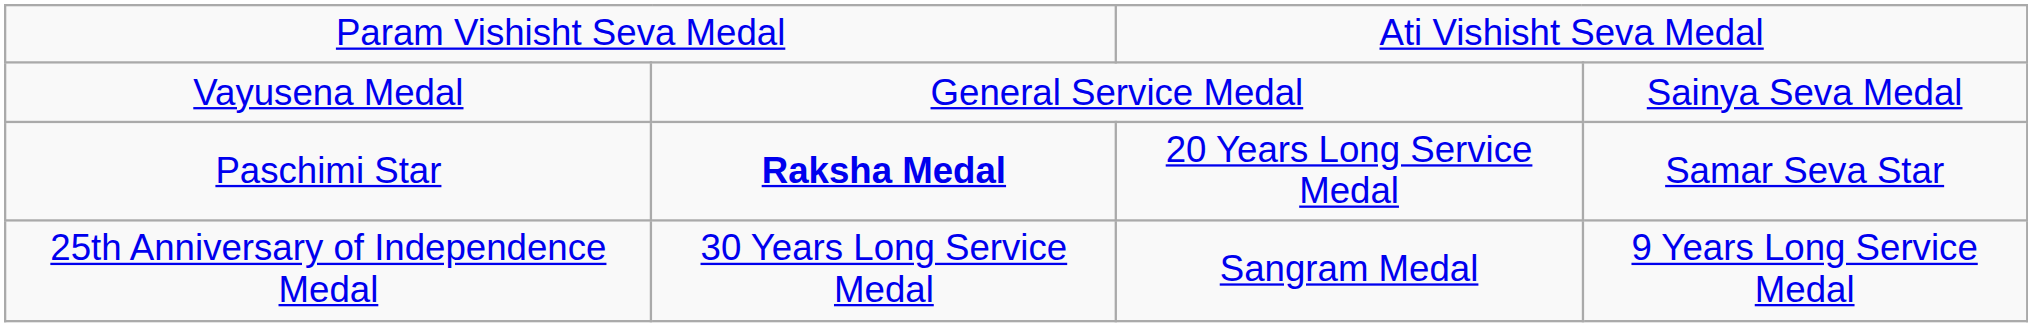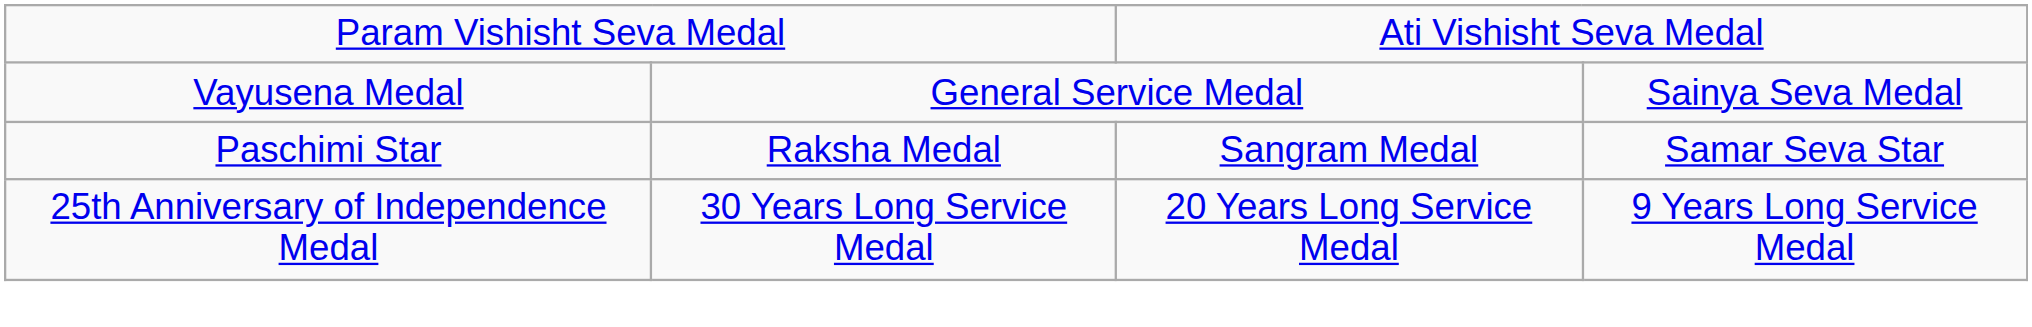(884, 170) bold -> (884, 149) normal
(1349, 170) 20 Years Long Service Medal -> (1349, 149) Sangram Medal
(1349, 269) Sangram Medal -> (1349, 228) 20 Years Long Service Medal
